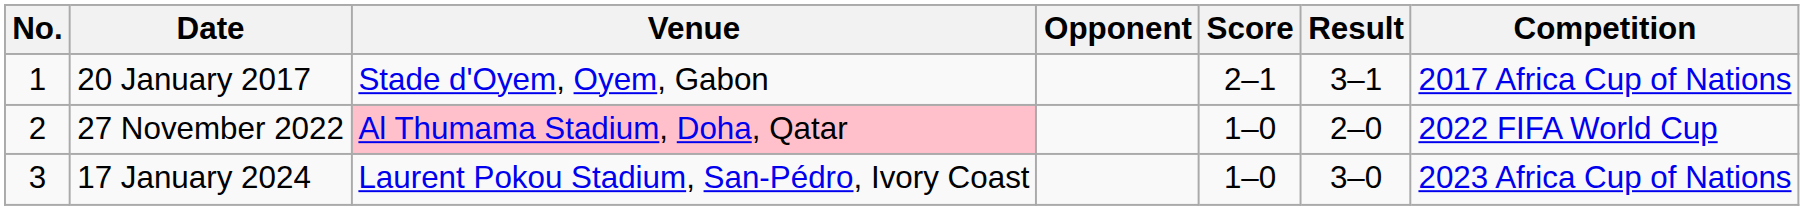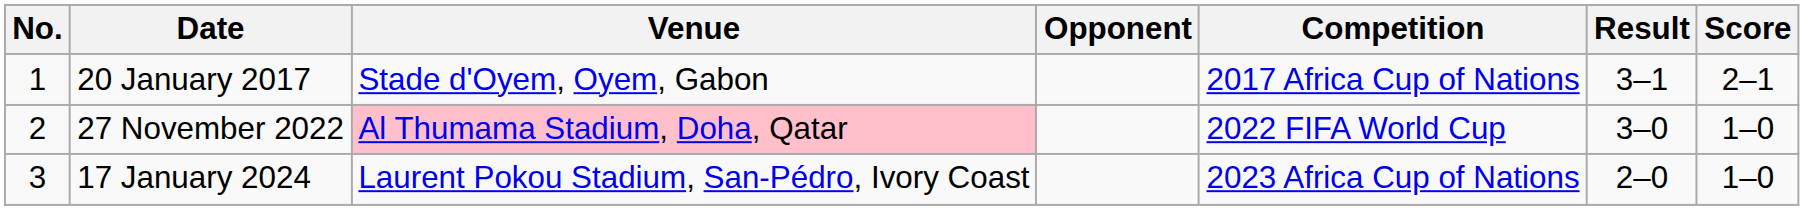columns swapped: (1250, 29) <-> (1605, 29)
(1356, 128) 2–0 -> (1642, 128) 3–0
(1356, 178) 3–0 -> (1642, 178) 2–0
